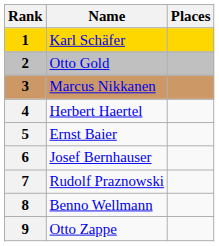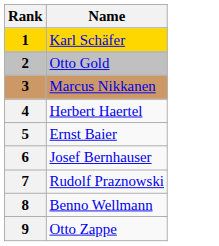- column: (191, 16)
